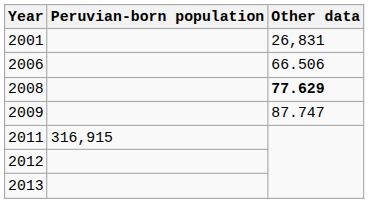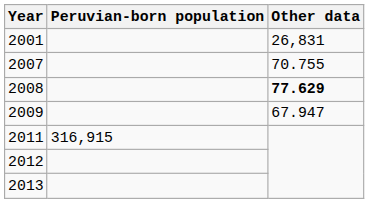- row: (26, 65)
+ row: (26, 65)
(298, 113) 87.747 -> (298, 113) 67.947
